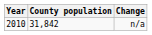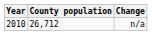(44, 24) 31,842 -> (44, 24) 26,712
